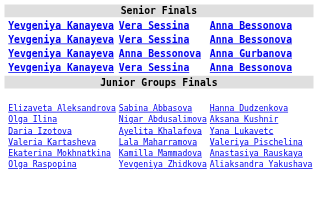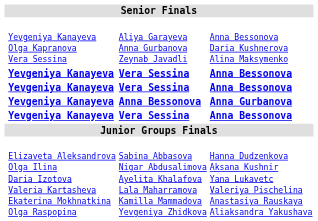+ row: (153, 48)
